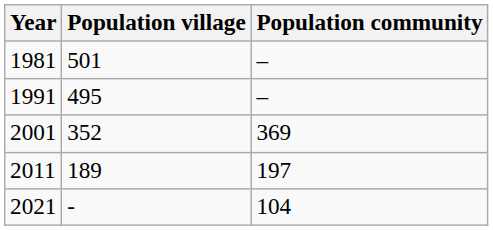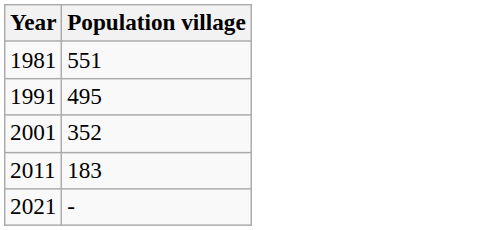- column: (370, 22)
(85, 59) 501 -> (85, 59) 551
(85, 170) 189 -> (85, 170) 183
